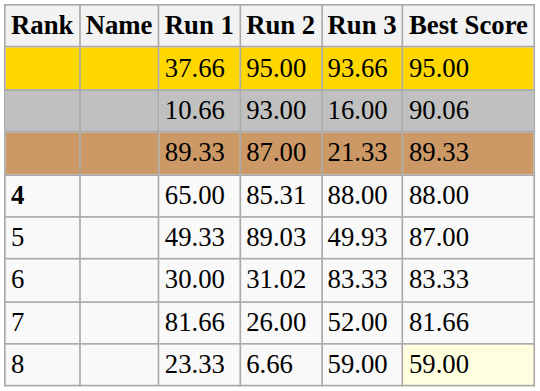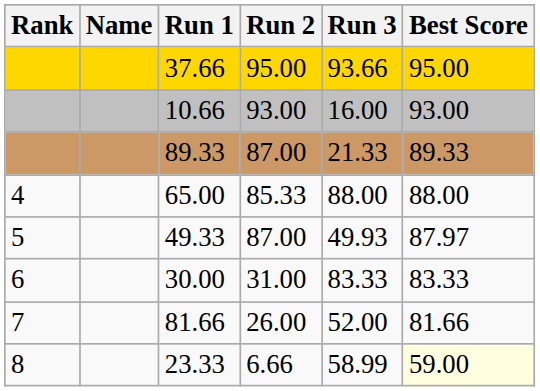(439, 110) 90.06 -> (439, 110) 93.00
(18, 195) bold -> (18, 195) normal
(276, 195) 85.31 -> (276, 195) 85.33
(276, 237) 89.03 -> (276, 237) 87.00
(439, 237) 87.00 -> (439, 237) 87.97
(276, 279) 31.02 -> (276, 279) 31.00
(358, 364) 59.00 -> (358, 364) 58.99
